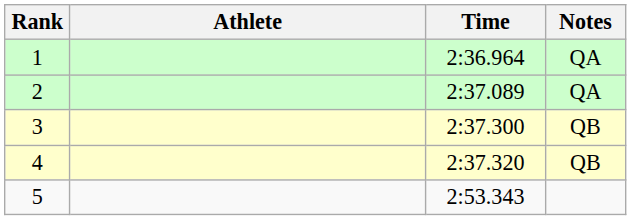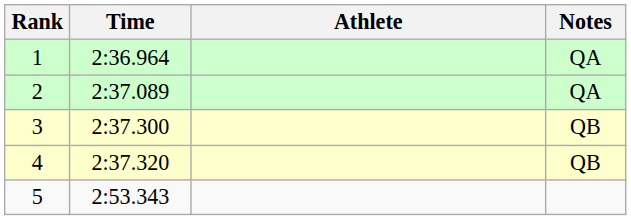columns swapped: (248, 22) <-> (486, 22)
